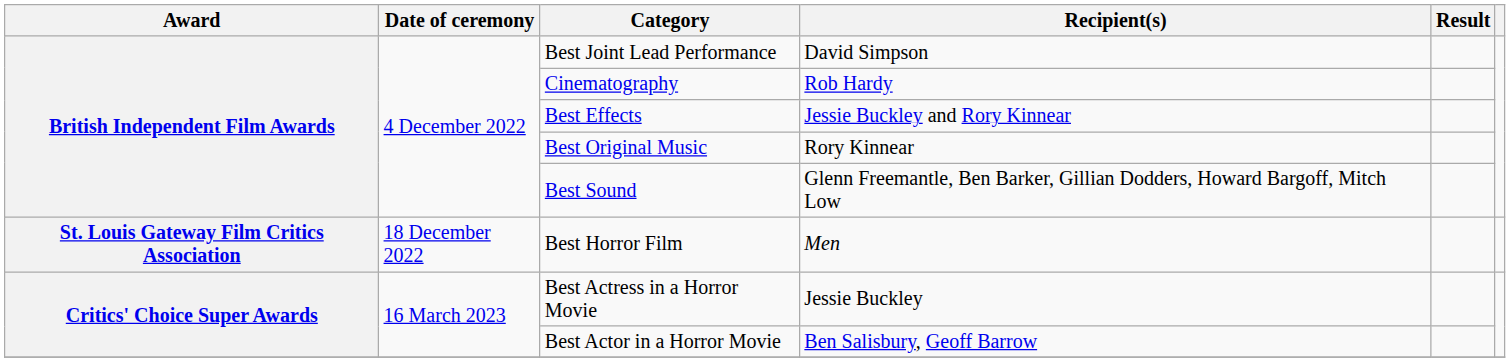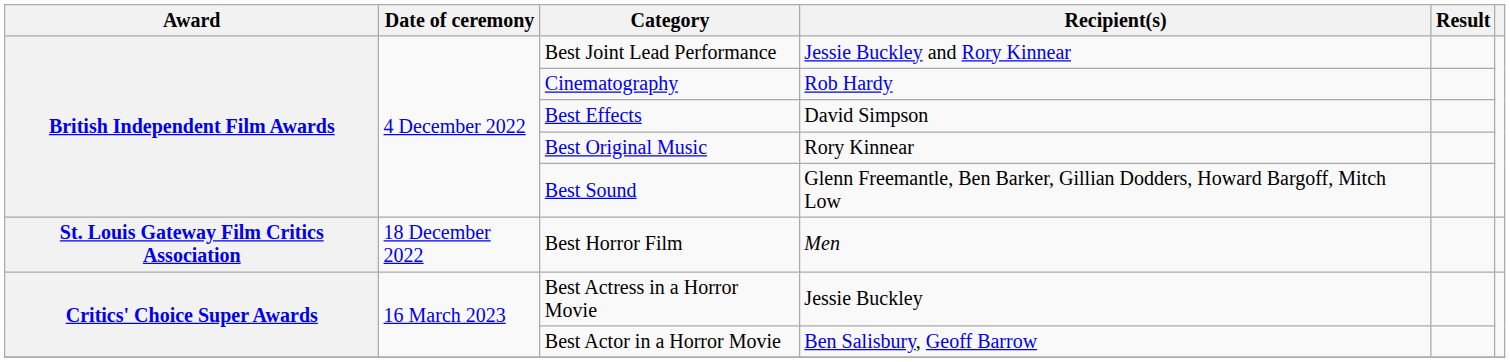(866, 52) David Simpson -> (938, 52) Jessie Buckley and Rory Kinnear
(938, 115) Jessie Buckley and Rory Kinnear -> (866, 115) David Simpson
